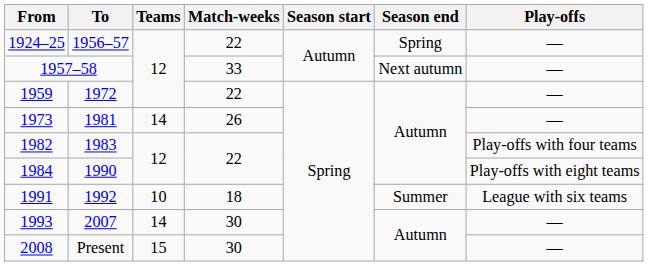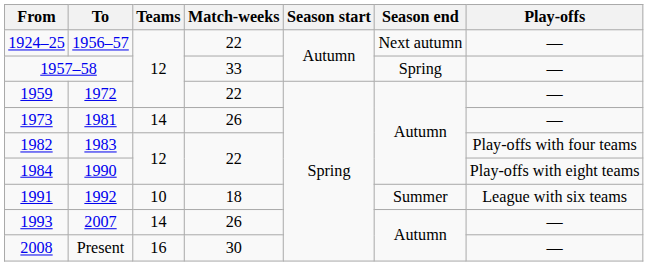(420, 42) Spring -> (420, 42) Next autumn
(420, 68) Next autumn -> (420, 68) Spring
(234, 222) 30 -> (234, 222) 26
(158, 247) 15 -> (158, 247) 16
